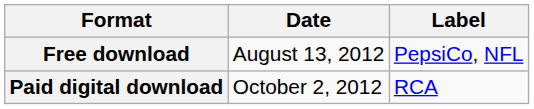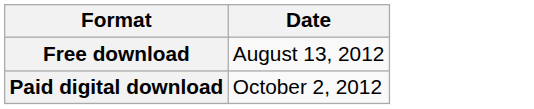- column: (459, 20)
